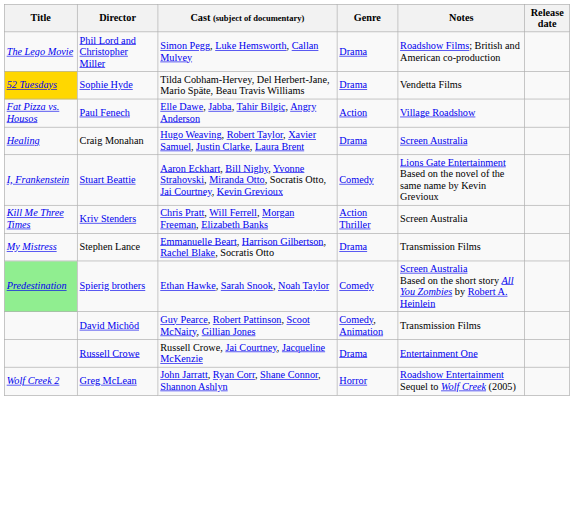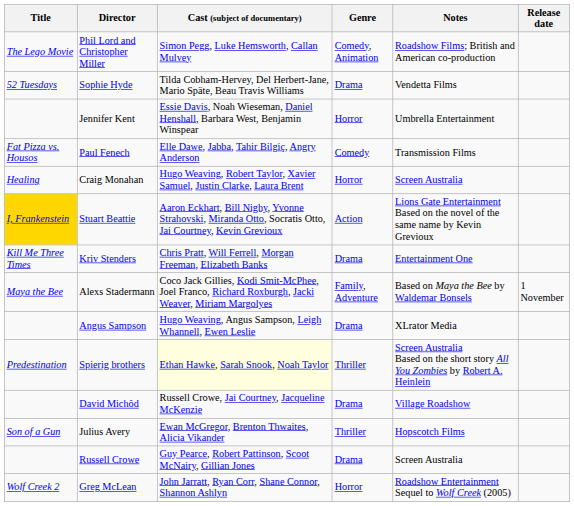(353, 51) Drama -> (357, 51) Comedy, Animation
(32, 85) gold background -> (32, 85) no background
+ row: (107, 118)
(353, 113) Action -> (352, 152) Comedy
(438, 113) Village Roadshow -> (435, 152) Transmission Films
(353, 140) Drama -> (349, 180) Horror
(38, 180) no background -> (38, 219) gold background
(357, 180) Comedy -> (349, 219) Action
(355, 219) Action Thriller -> (349, 258) Drama
(434, 219) Screen Australia -> (434, 258) Entertainment One
+ row: (117, 292)
+ row: (113, 325)
- row: (110, 247)
(37, 286) lightgreen background -> (37, 365) no background
(245, 286) no background -> (244, 365) lightyellow background
(357, 286) Comedy -> (350, 365) Thriller
(235, 325) Guy Pearce, Robert Pattinson, Scoot McNairy, Gillian Jones -> (242, 404) Russell Crowe, Jai Courtney, Jacqueline McKenzie
(361, 325) Comedy, Animation -> (349, 404) Drama
(440, 325) Transmission Films -> (433, 404) Village Roadshow
+ row: (105, 432)
(243, 353) Russell Crowe, Jai Courtney, Jacqueline McKenzie -> (234, 459) Guy Pearce, Robert Pattinson, Scoot McNairy, Gillian Jones
(439, 353) Entertainment One -> (429, 459) Screen Australia
